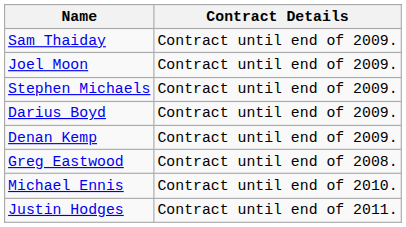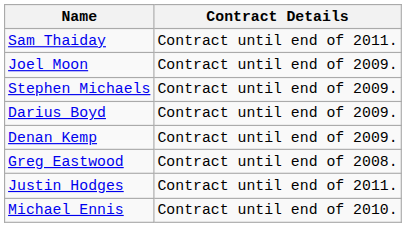(278, 41) Contract until end of 2009. -> (278, 41) Contract until end of 2011.
rows swapped: (66, 186) <-> (66, 210)
